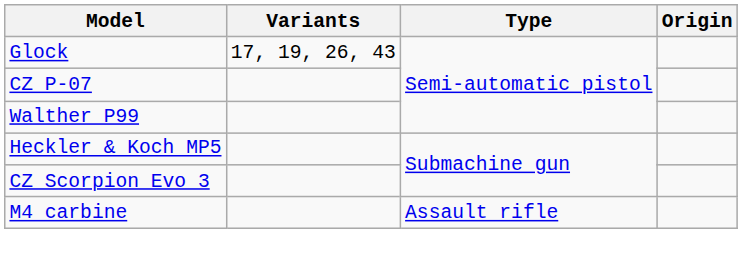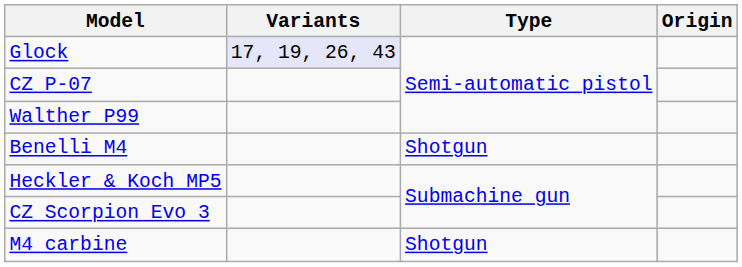(313, 53) no background -> (313, 53) lavender background
+ row: (68, 149)
(482, 213) Assault rifle -> (446, 245) Shotgun
